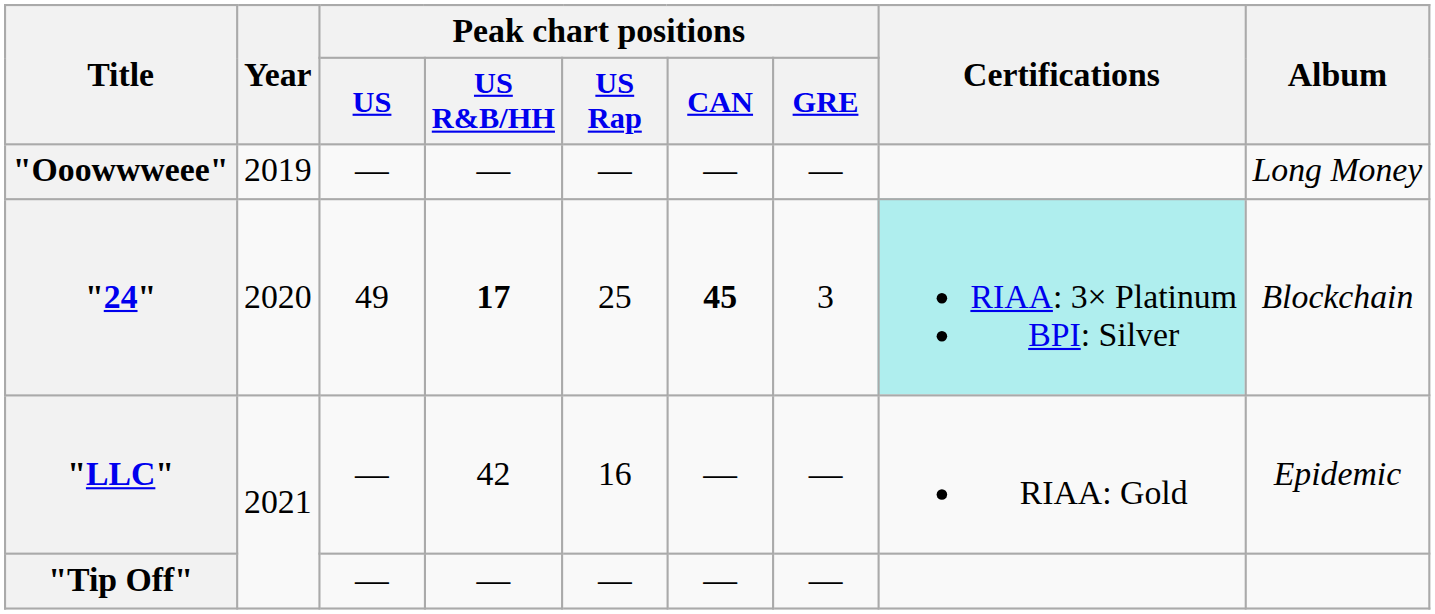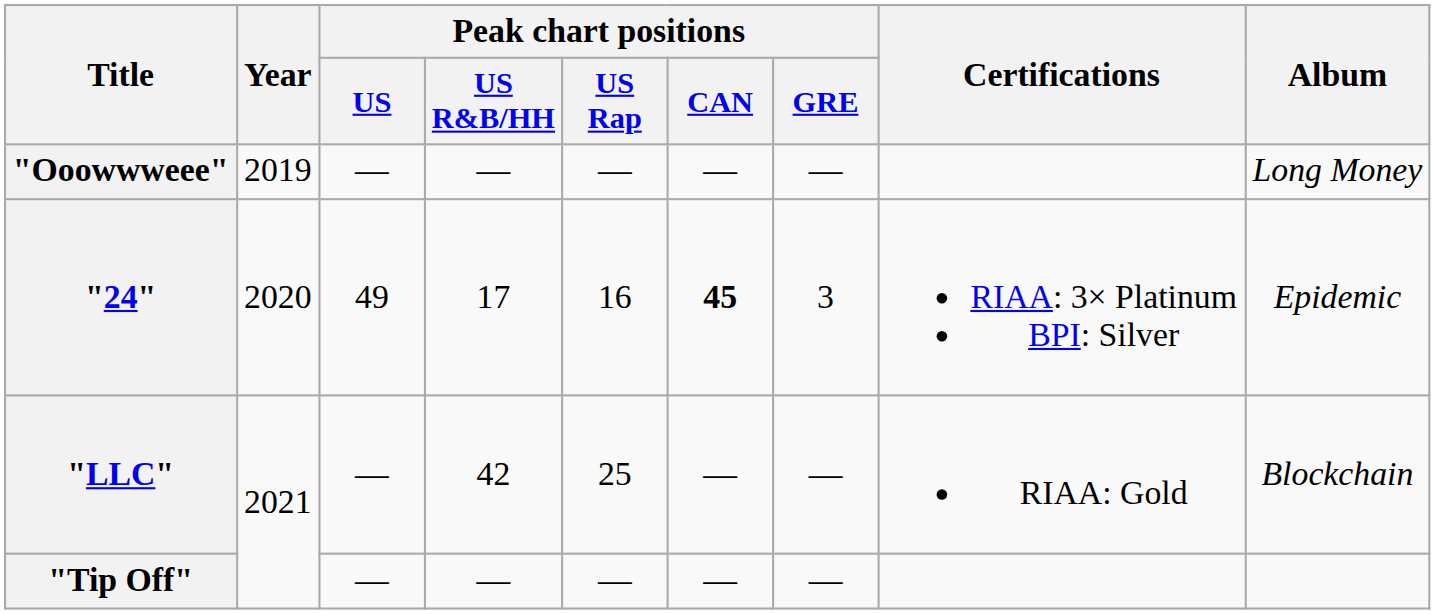(493, 296) bold -> (493, 296) normal
(615, 296) 25 -> (615, 296) 16
(1061, 316) paleturquoise background -> (1061, 316) no background
(1337, 296) Blockchain -> (1337, 296) Epidemic
(615, 474) 16 -> (615, 474) 25
(1337, 474) Epidemic -> (1337, 474) Blockchain
